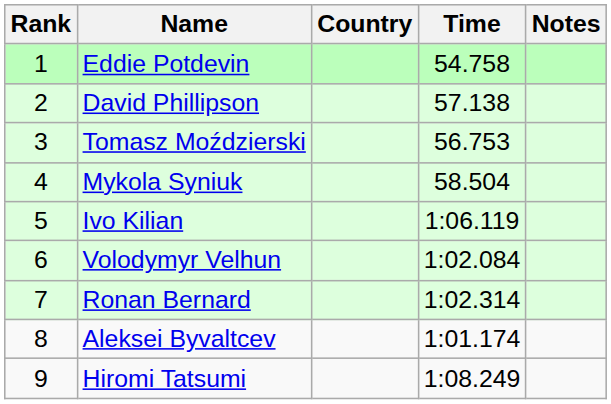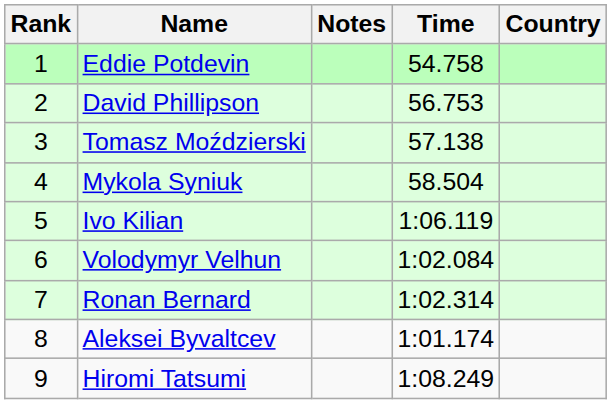columns swapped: (365, 24) <-> (566, 24)
(472, 102) 57.138 -> (446, 102) 56.753
(472, 142) 56.753 -> (446, 142) 57.138
